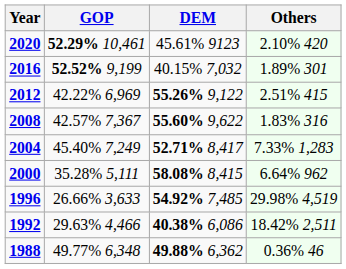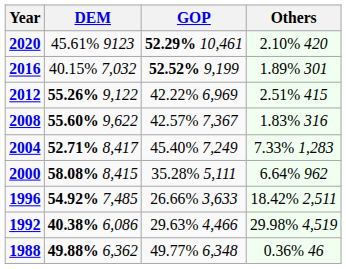columns swapped: (97, 18) <-> (198, 18)
(294, 198) 29.98% 4,519 -> (294, 198) 18.42% 2,511
(294, 224) 18.42% 2,511 -> (294, 224) 29.98% 4,519
